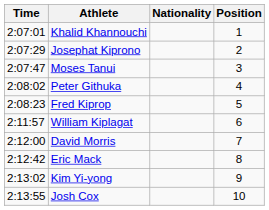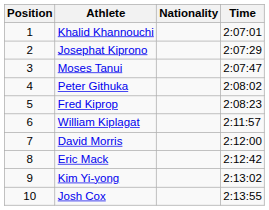columns swapped: (239, 13) <-> (26, 13)
